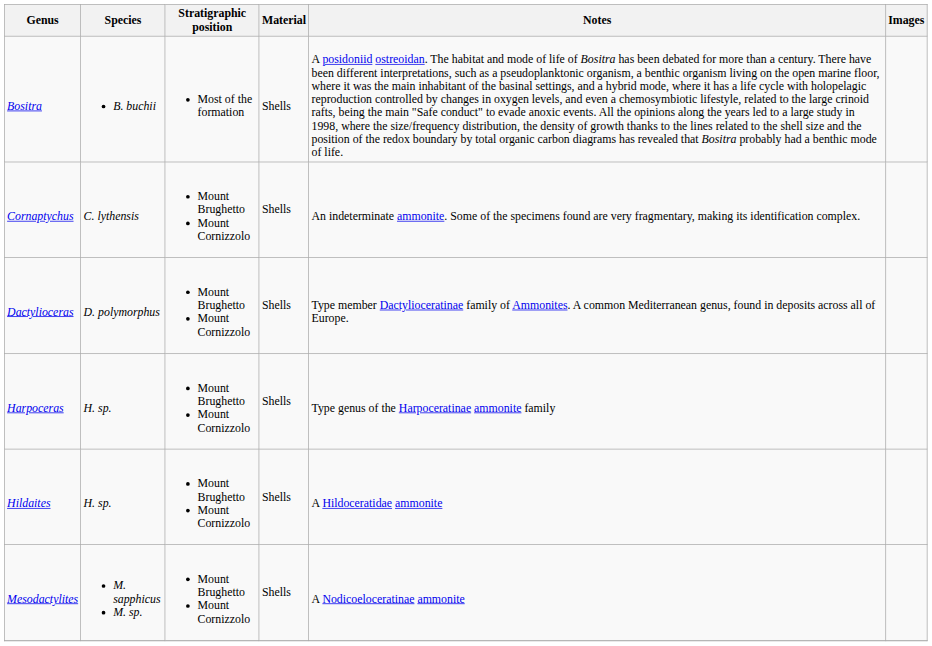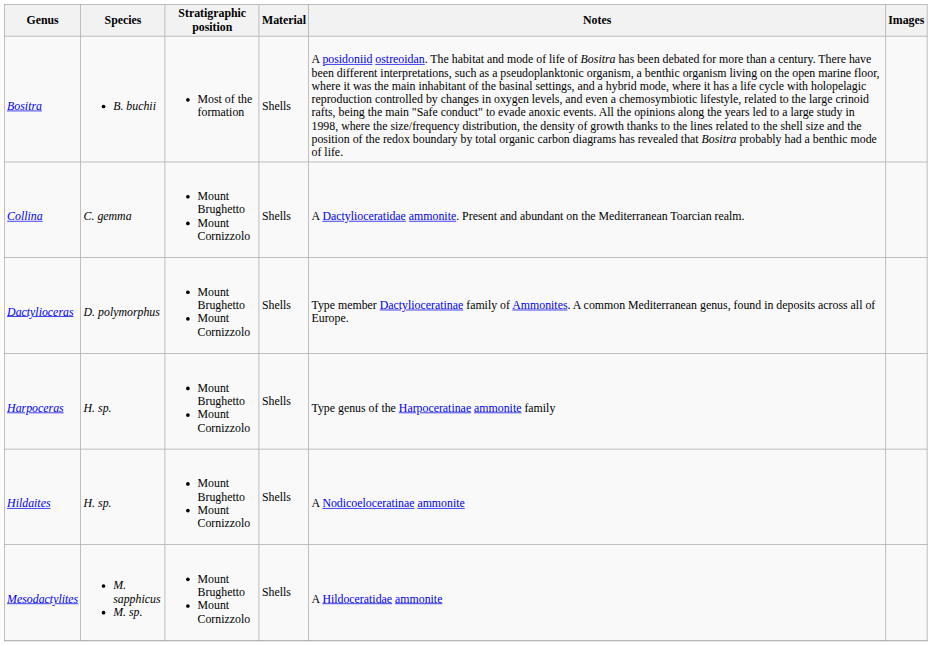+ row: (25, 216)
- row: (40, 216)
(377, 503) A Hildoceratidae ammonite -> (388, 503) A Nodicoeloceratinae ammonite
(388, 599) A Nodicoeloceratinae ammonite -> (377, 599) A Hildoceratidae ammonite
